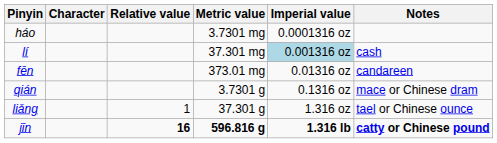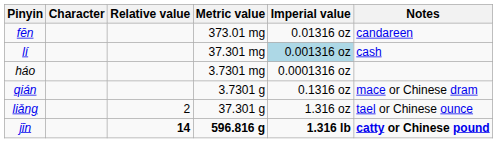rows swapped: (25, 33) <-> (25, 71)
(187, 109) 1 -> (187, 109) 2
(184, 128) 16 -> (184, 128) 14
